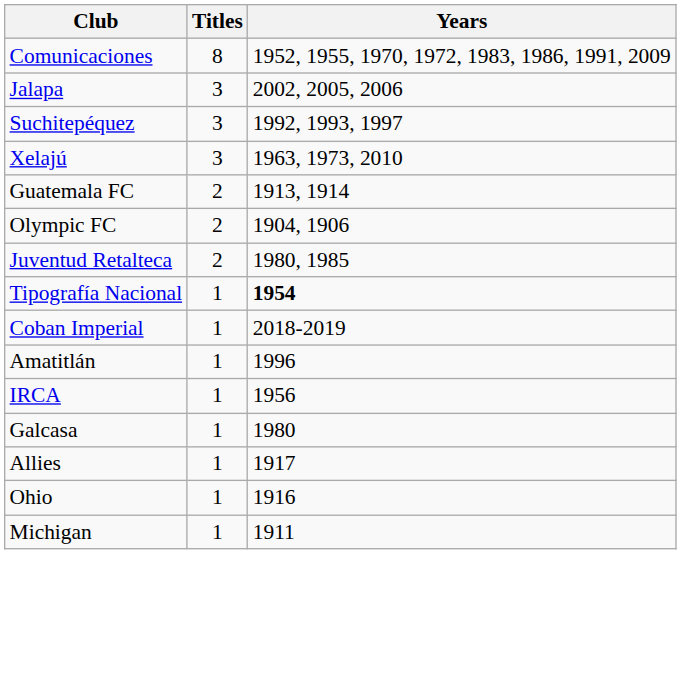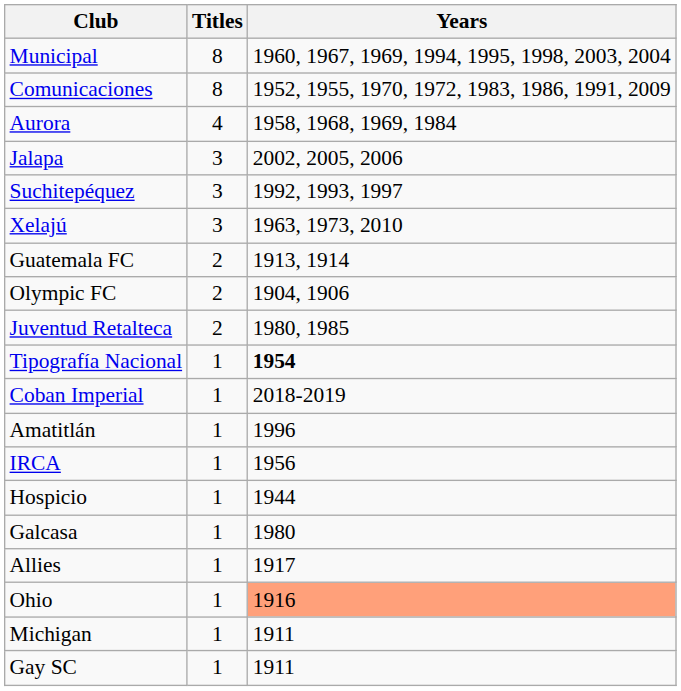+ row: (54, 55)
+ row: (40, 123)
+ row: (48, 497)
(274, 497) no background -> (274, 599) lightsalmon background
+ row: (43, 667)
